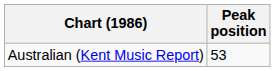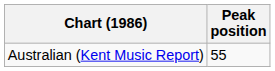(218, 54) 53 -> (218, 54) 55
